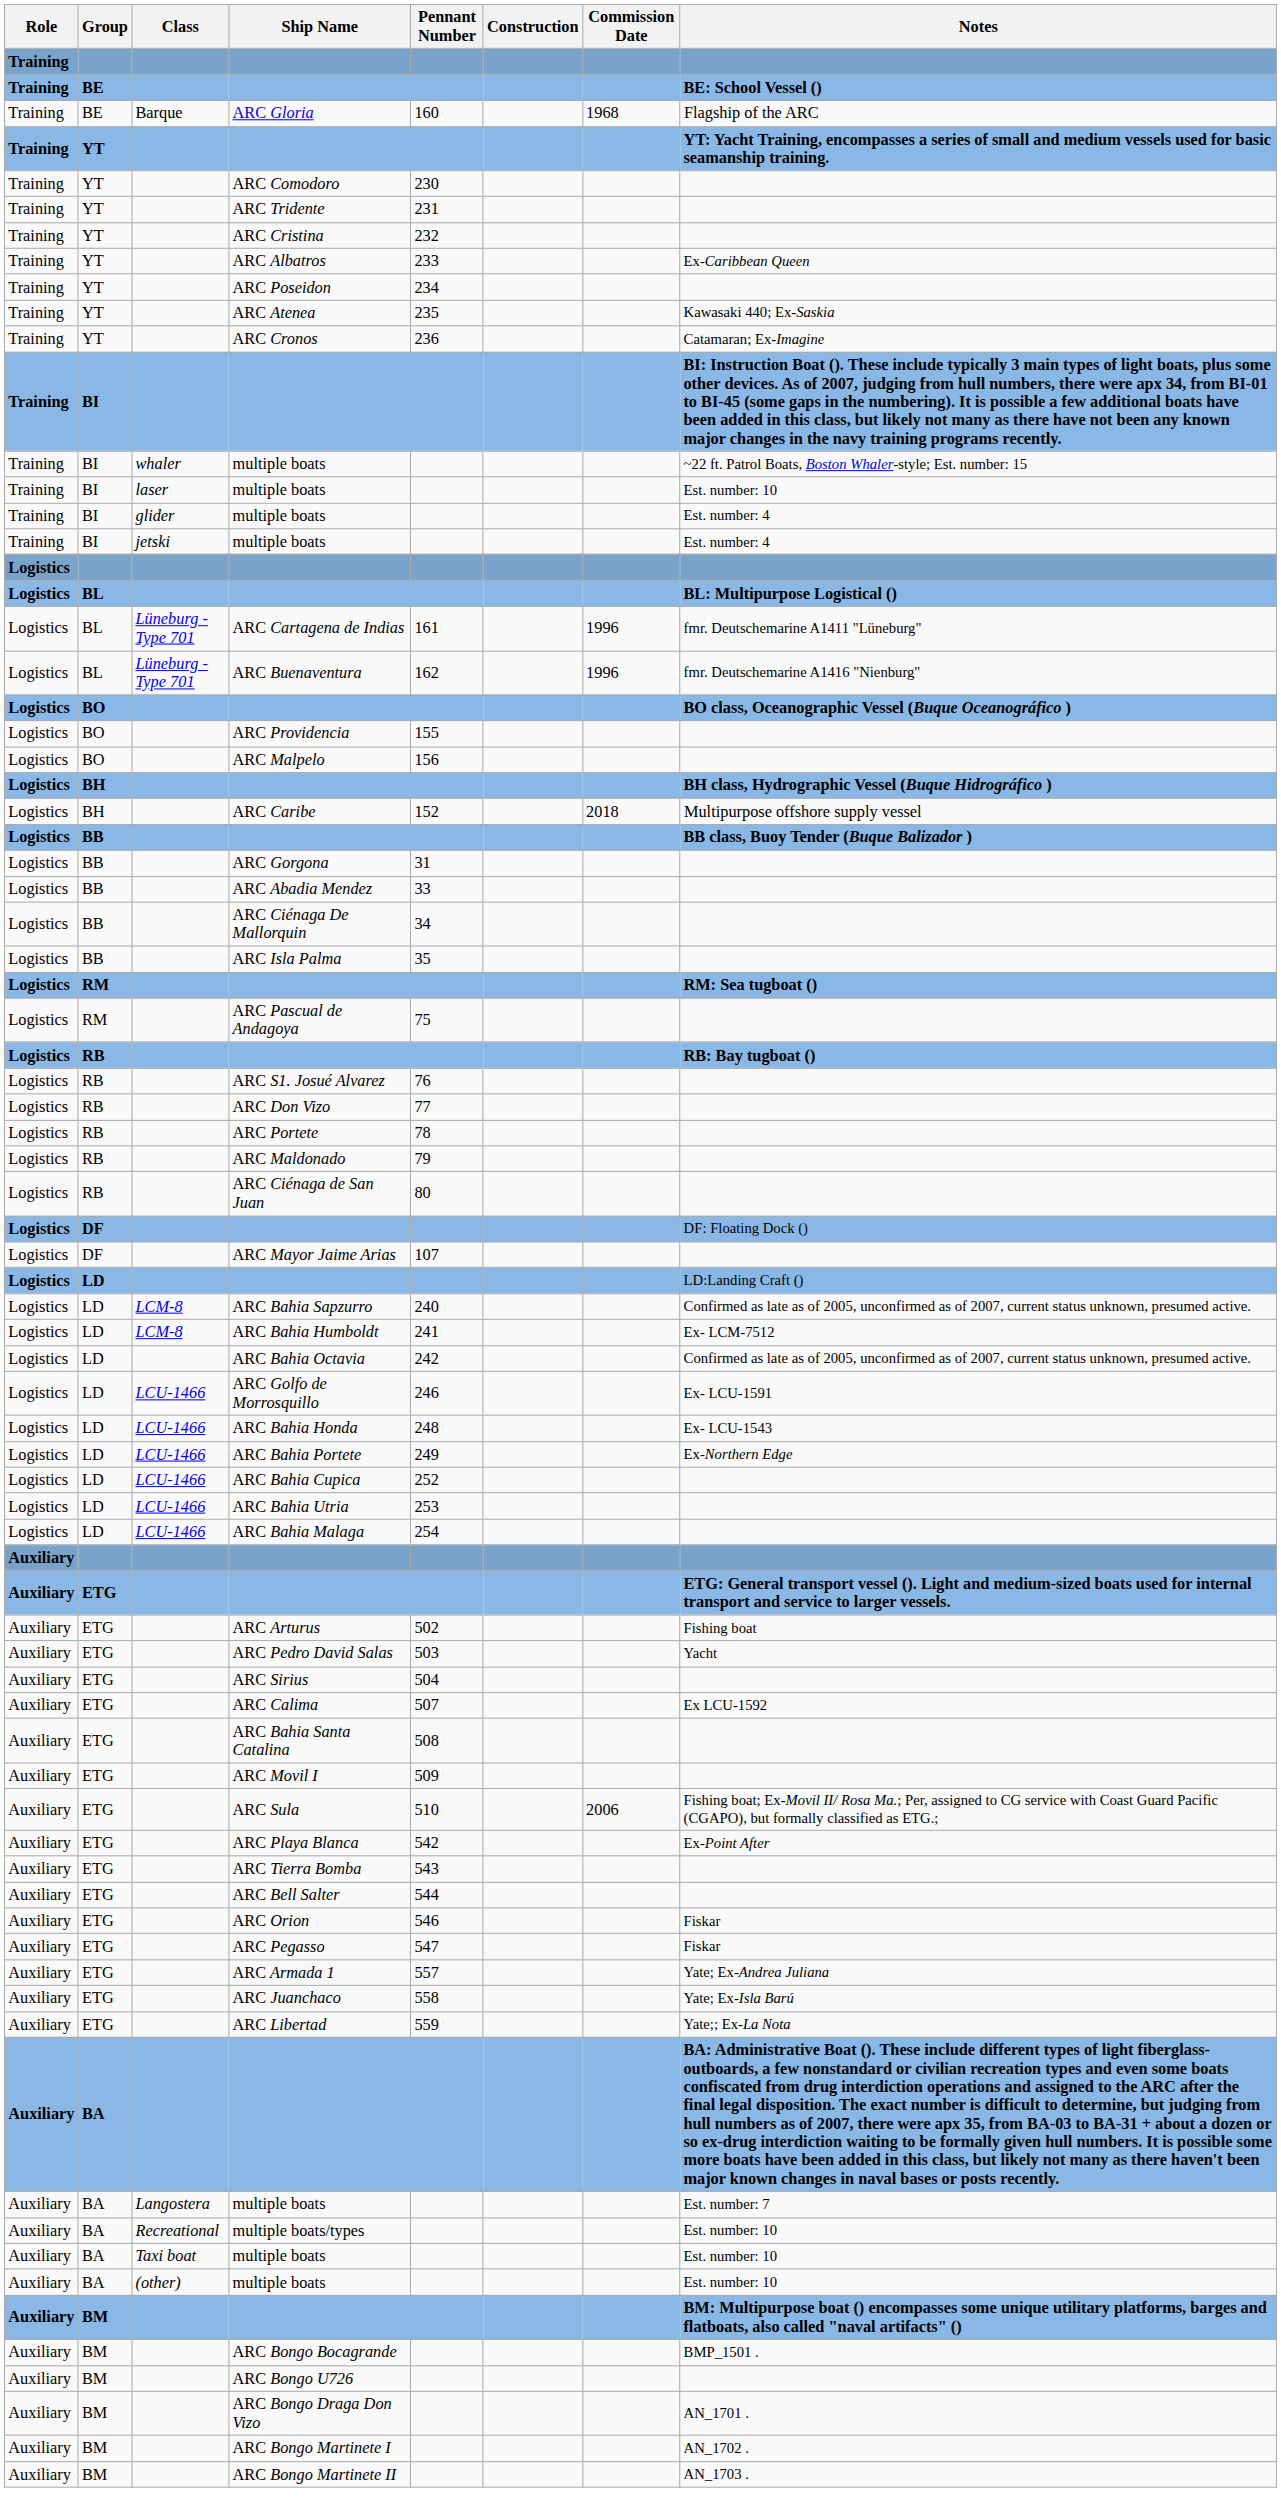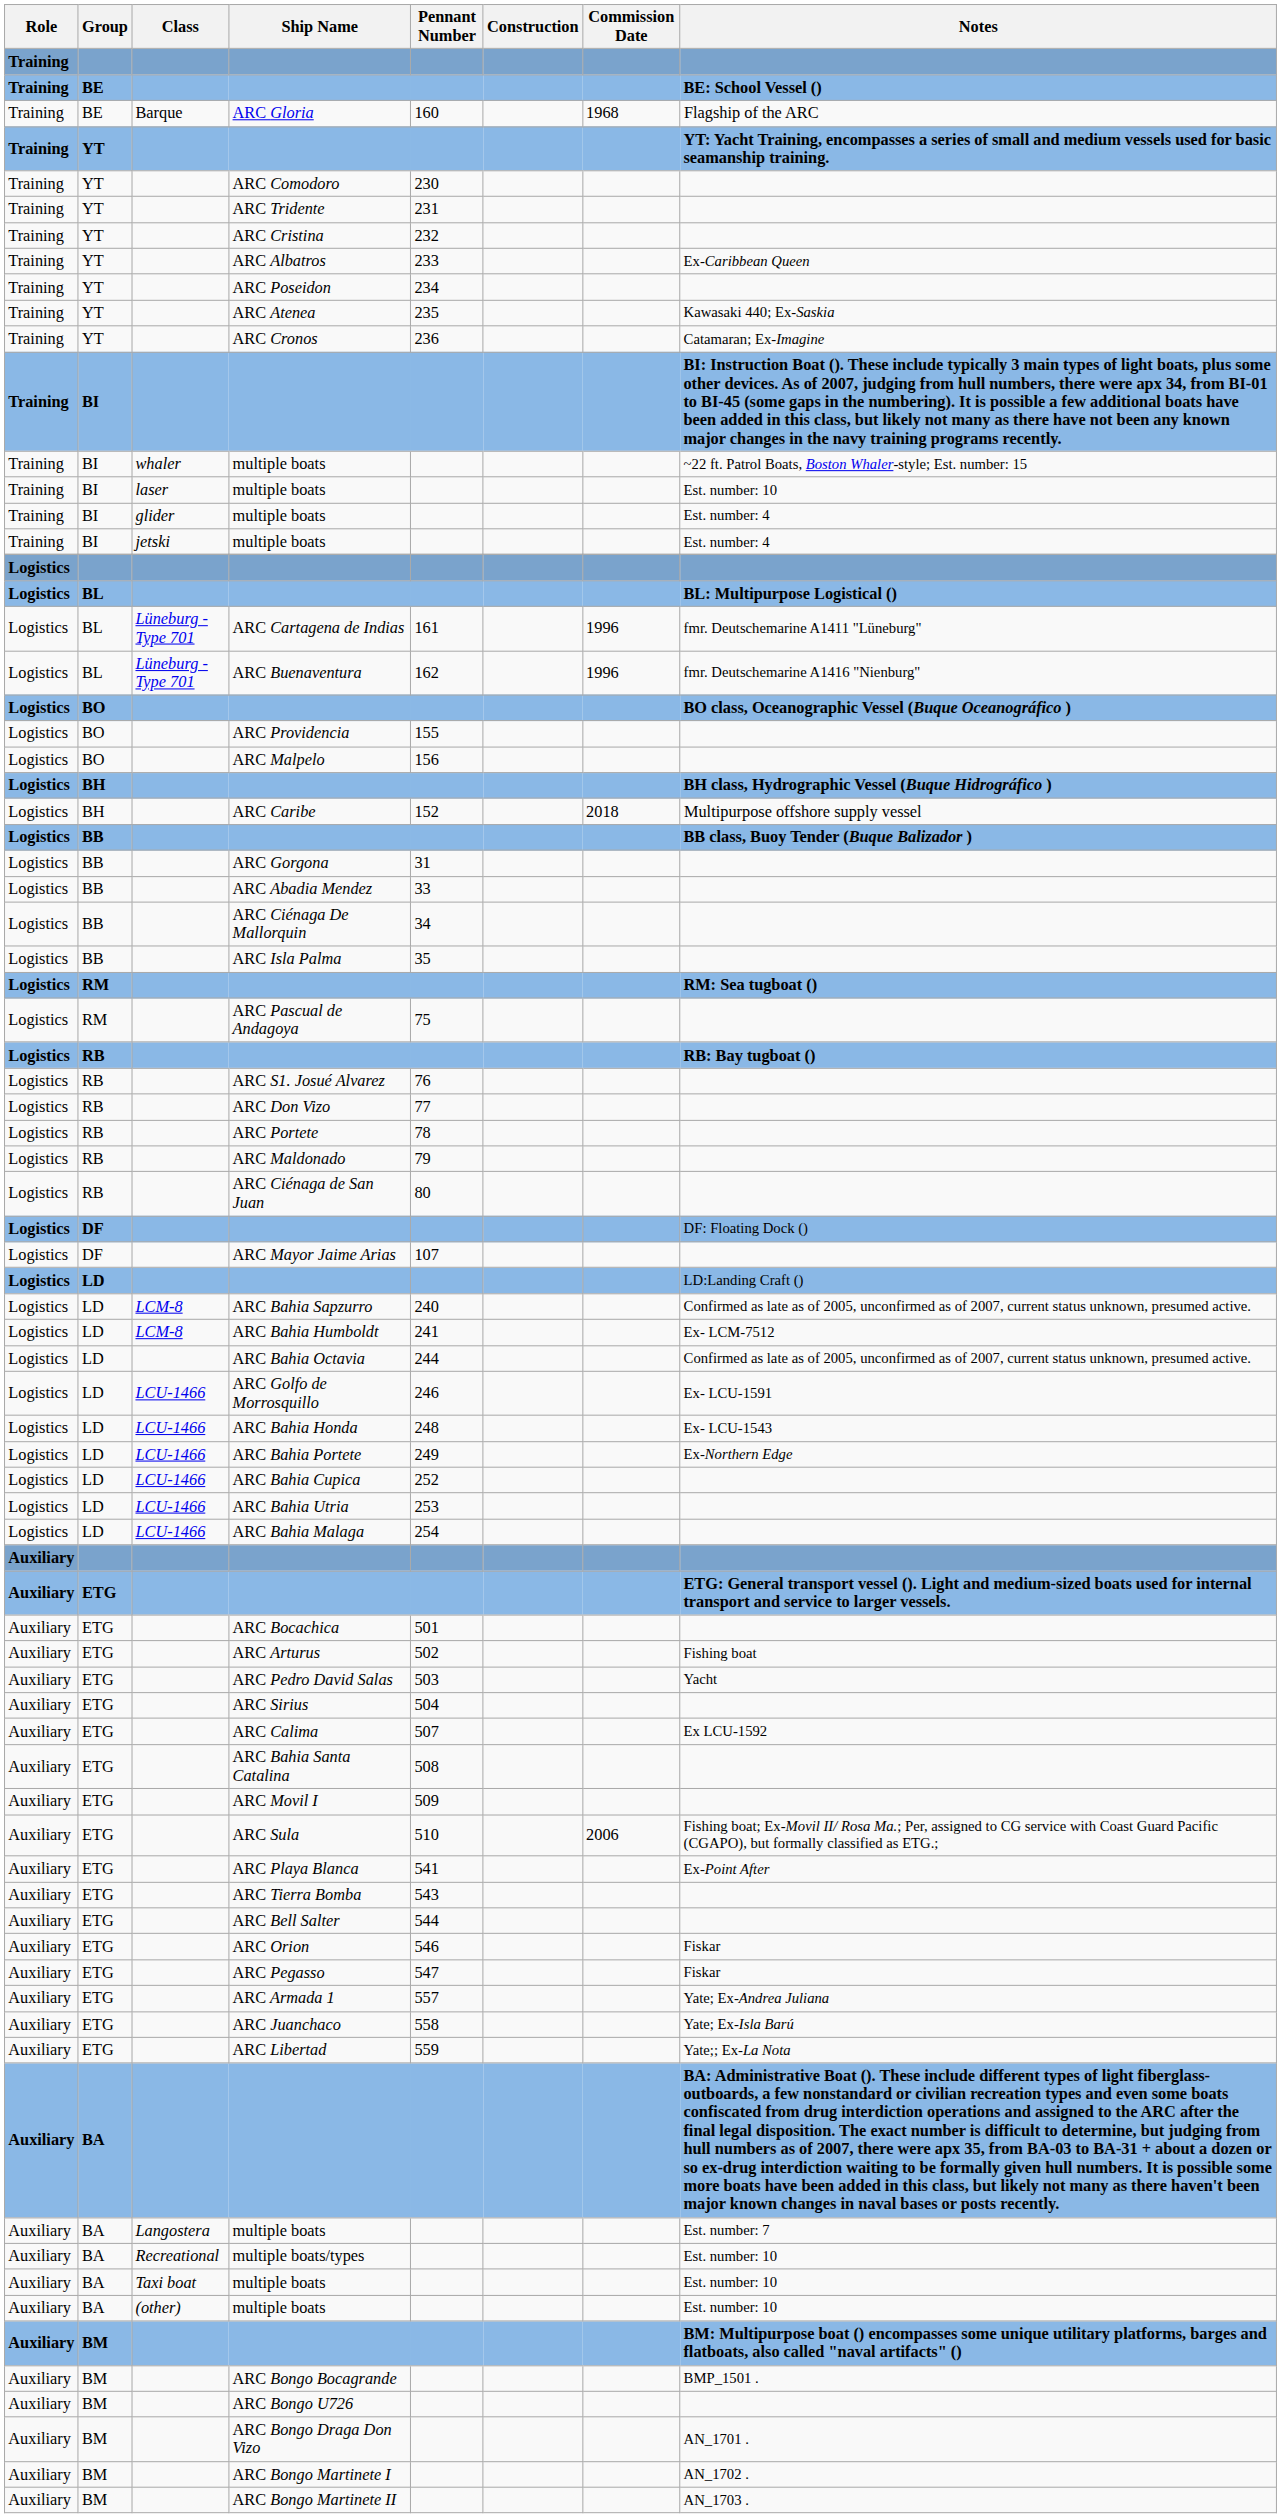(427, 1358) 242 -> (427, 1358) 244
+ row: (98, 1627)
(427, 1843) 542 -> (427, 1868) 541
